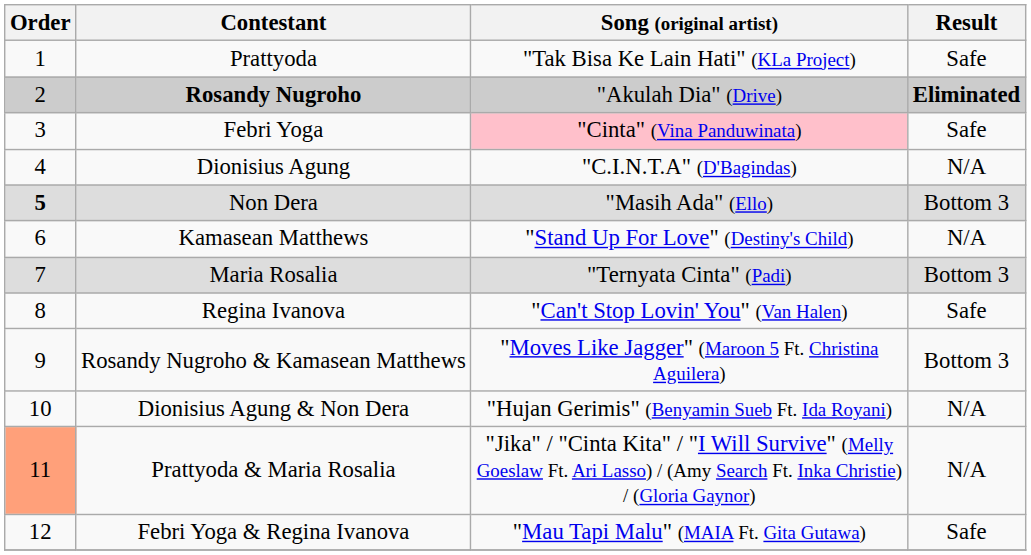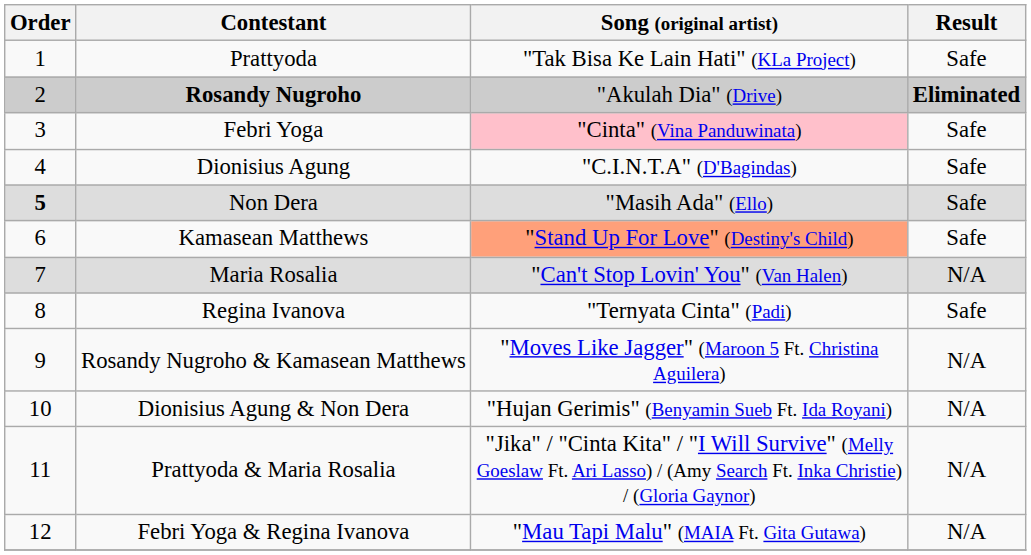(966, 166) N/A -> (966, 166) Safe
(966, 202) Bottom 3 -> (966, 202) Safe
(689, 238) no background -> (689, 238) lightsalmon background
(966, 238) N/A -> (966, 238) Safe
(689, 274) "Ternyata Cinta" (Padi) -> (689, 274) "Can't Stop Lovin' You" (Van Halen)
(966, 274) Bottom 3 -> (966, 274) N/A
(689, 310) "Can't Stop Lovin' You" (Van Halen) -> (689, 310) "Ternyata Cinta" (Padi)
(966, 359) Bottom 3 -> (966, 359) N/A
(40, 469) lightsalmon background -> (40, 469) no background
(966, 531) Safe -> (966, 531) N/A
